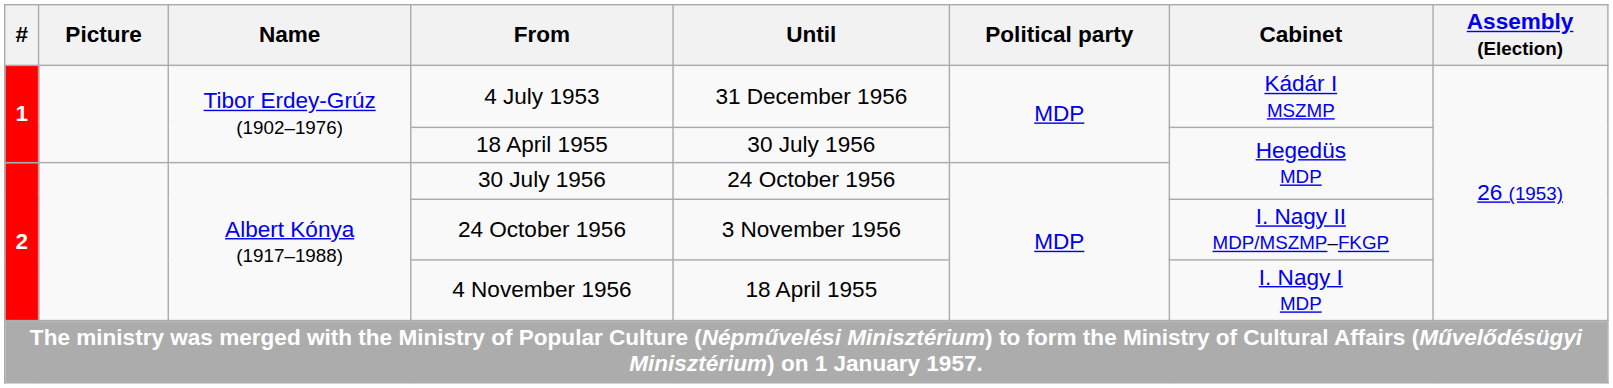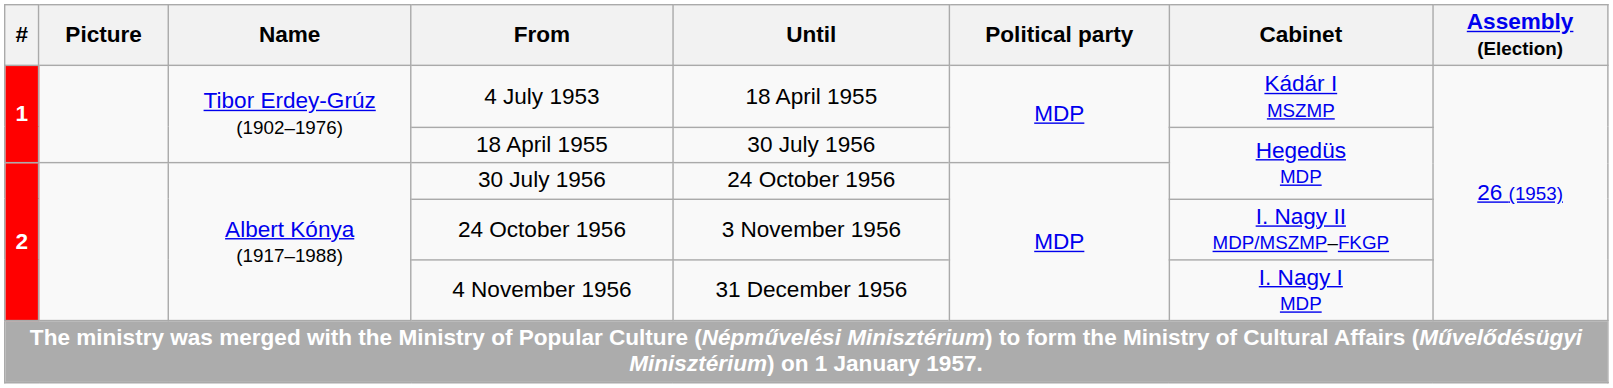(811, 96) 31 December 1956 -> (811, 96) 18 April 1955
(811, 290) 18 April 1955 -> (811, 290) 31 December 1956
